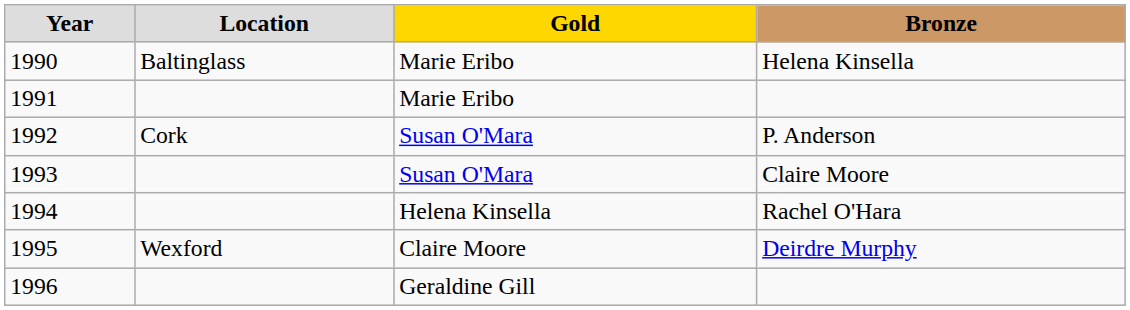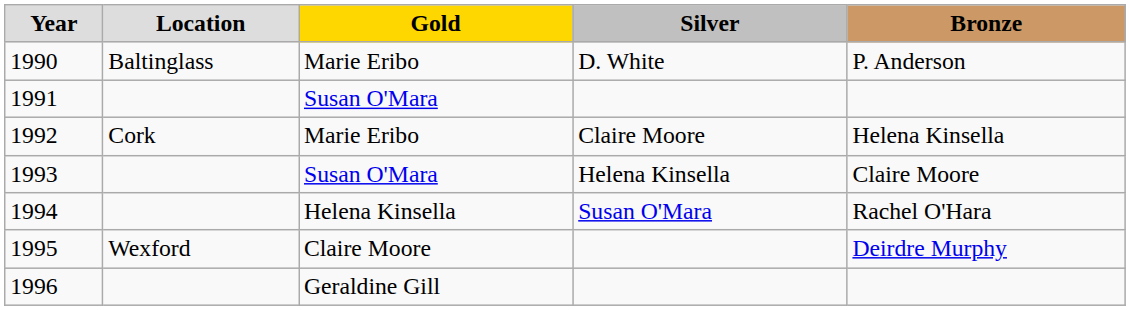+ column: (710, 23)
(838, 60) Helena Kinsella -> (909, 60) P. Anderson
(457, 98) Marie Eribo -> (371, 98) Susan O'Mara
(466, 135) Susan O'Mara -> (362, 135) Marie Eribo
(819, 135) P. Anderson -> (928, 135) Helena Kinsella
